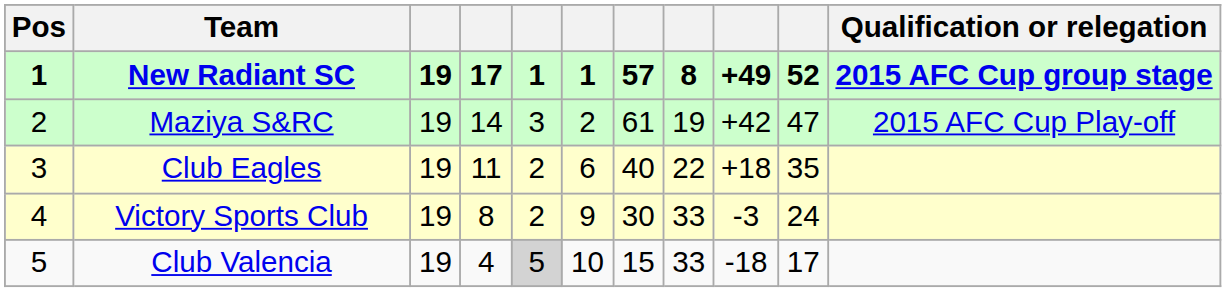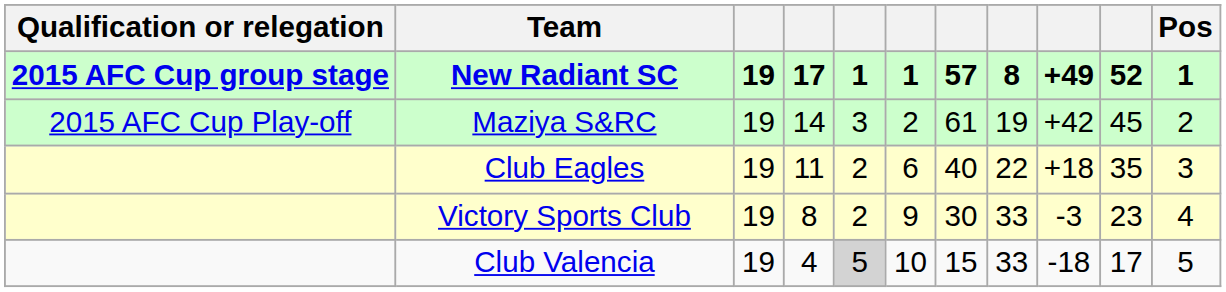columns swapped: (39, 27) <-> (1024, 27)
(803, 121) 47 -> (1126, 121) 45
(803, 215) 24 -> (1126, 215) 23
